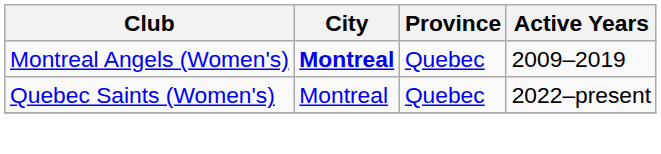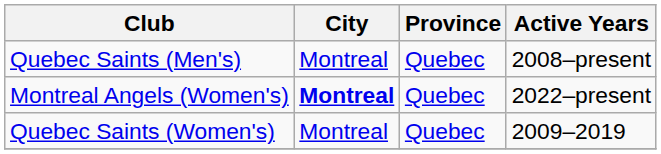+ row: (126, 59)
(569, 59) 2009–2019 -> (581, 95) 2022–present
(581, 95) 2022–present -> (569, 131) 2009–2019
